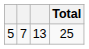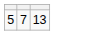- column: (67, 14)
